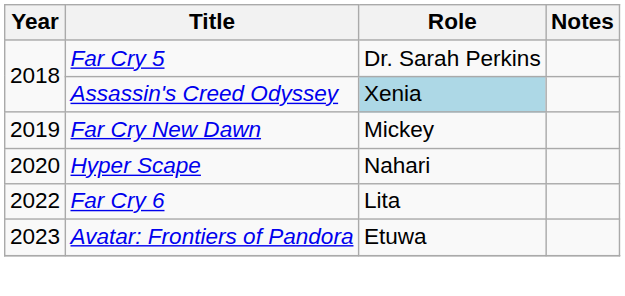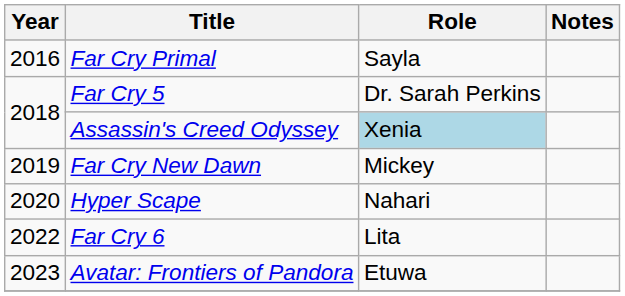+ row: (143, 58)
